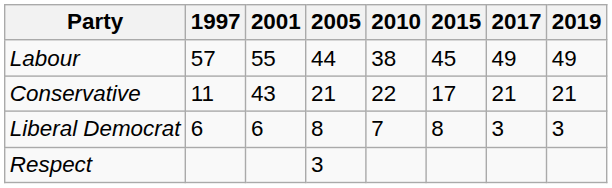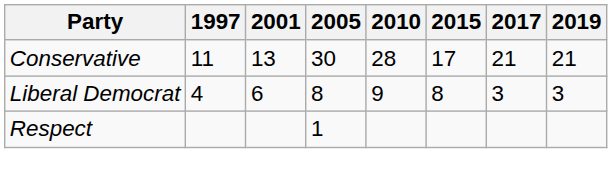- row: (45, 57)
(263, 93) 43 -> (263, 57) 13
(324, 93) 21 -> (324, 57) 30
(384, 93) 22 -> (384, 57) 28
(197, 128) 6 -> (197, 93) 4
(377, 128) 7 -> (377, 93) 9
(317, 164) 3 -> (317, 128) 1
